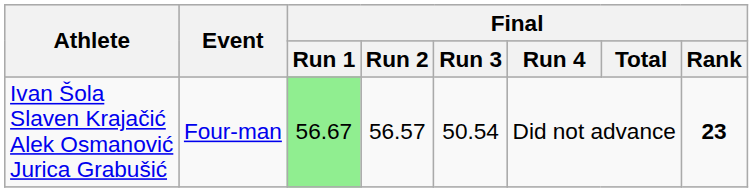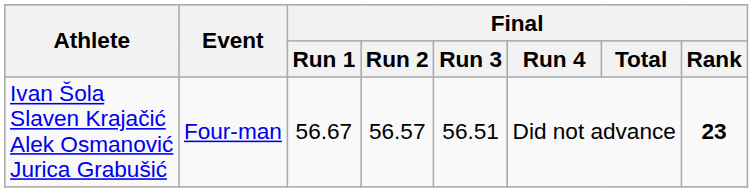(324, 132) lightgreen background -> (324, 132) no background
(471, 132) 50.54 -> (471, 132) 56.51
